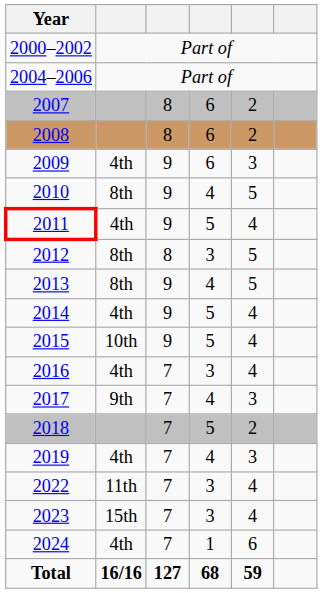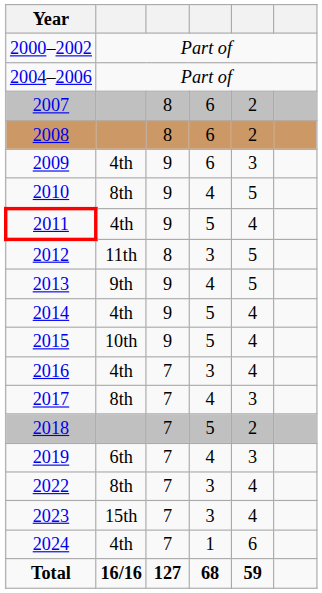(121, 254) 8th -> (121, 254) 11th
(121, 283) 8th -> (121, 283) 9th
(121, 399) 9th -> (121, 399) 8th
(121, 457) 4th -> (121, 457) 6th
(121, 486) 11th -> (121, 486) 8th
